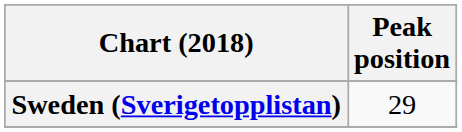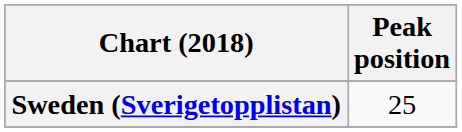(402, 103) 29 -> (402, 103) 25
